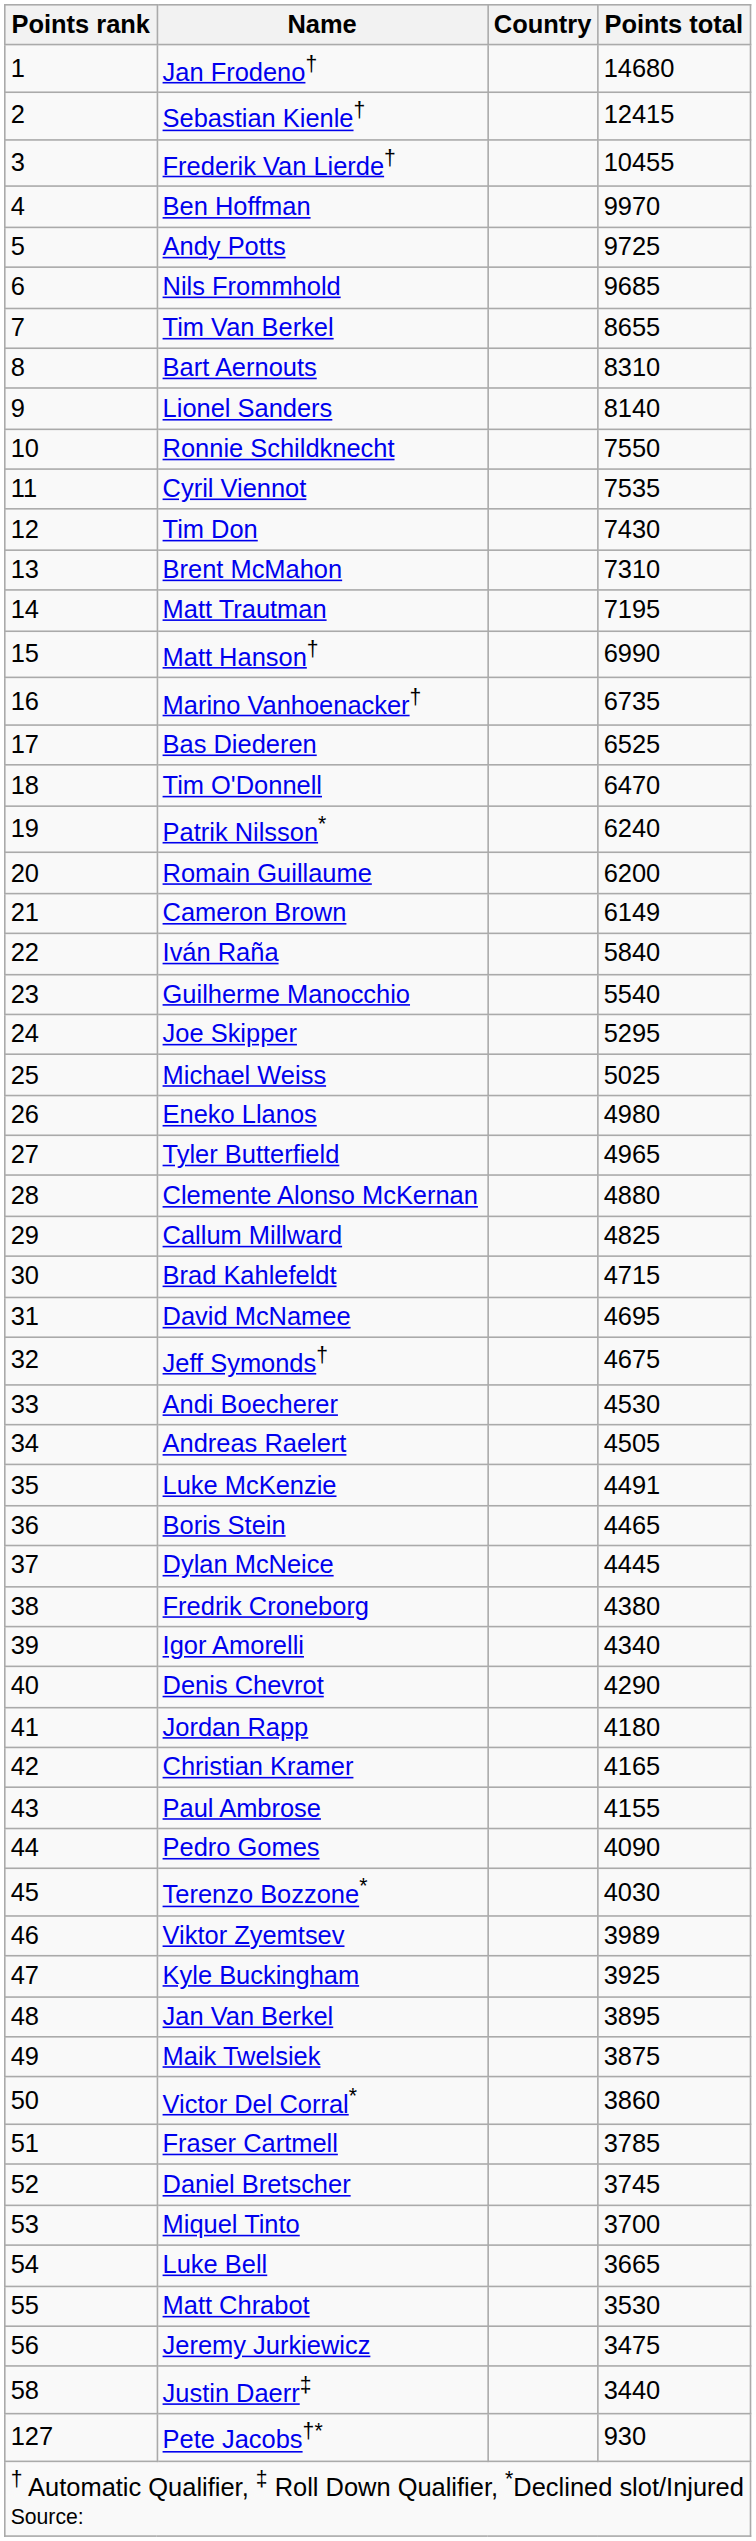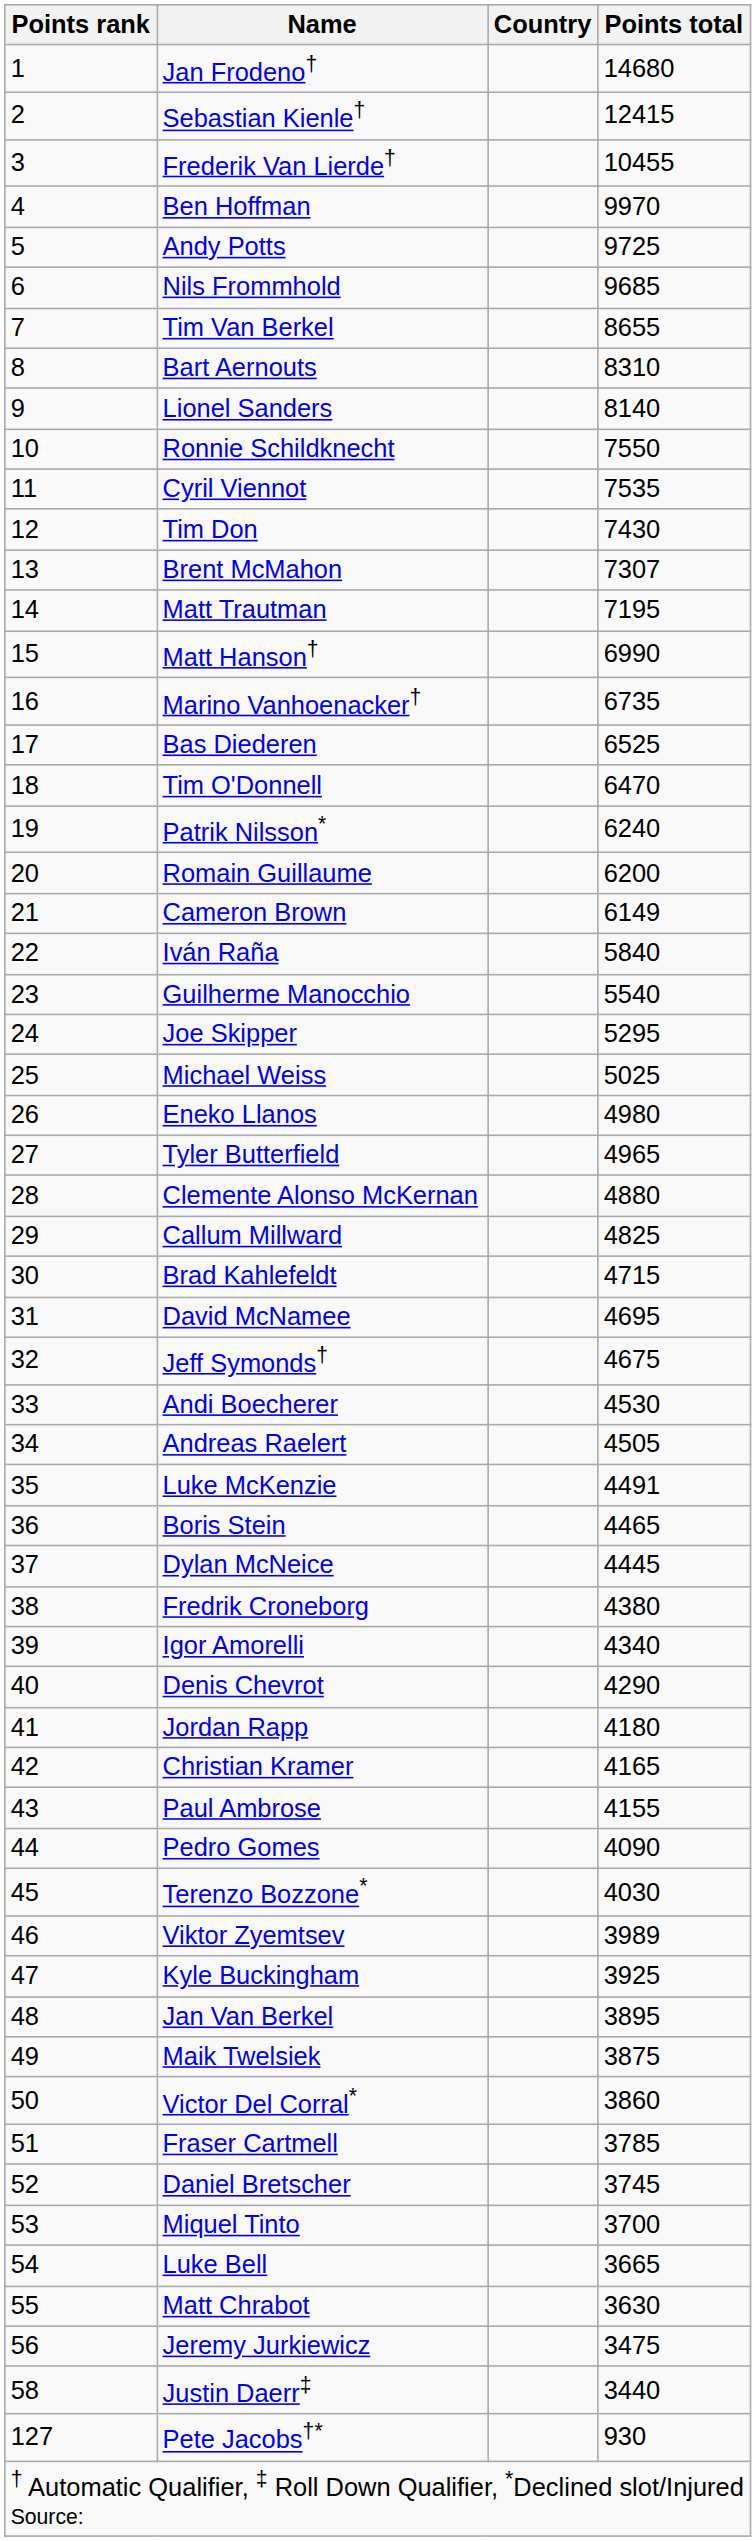(632, 569) 7310 -> (632, 569) 7307
(632, 2305) 3530 -> (632, 2305) 3630
